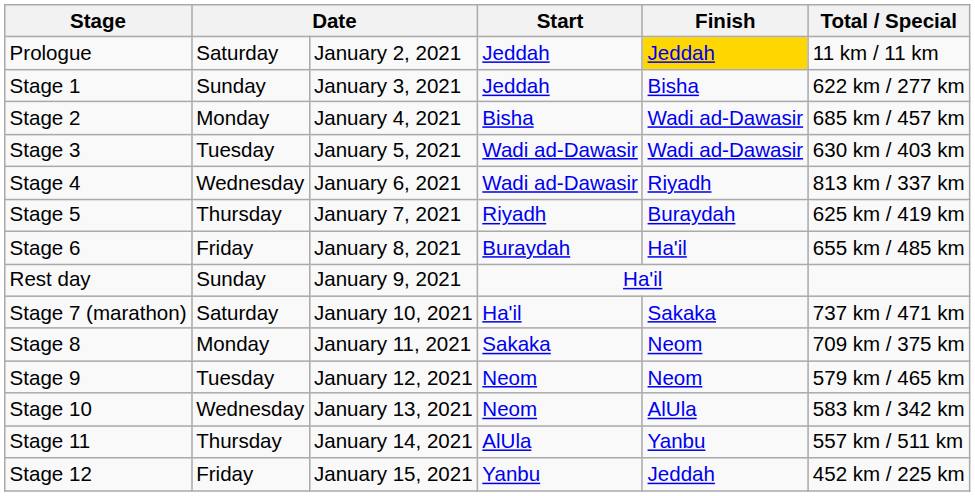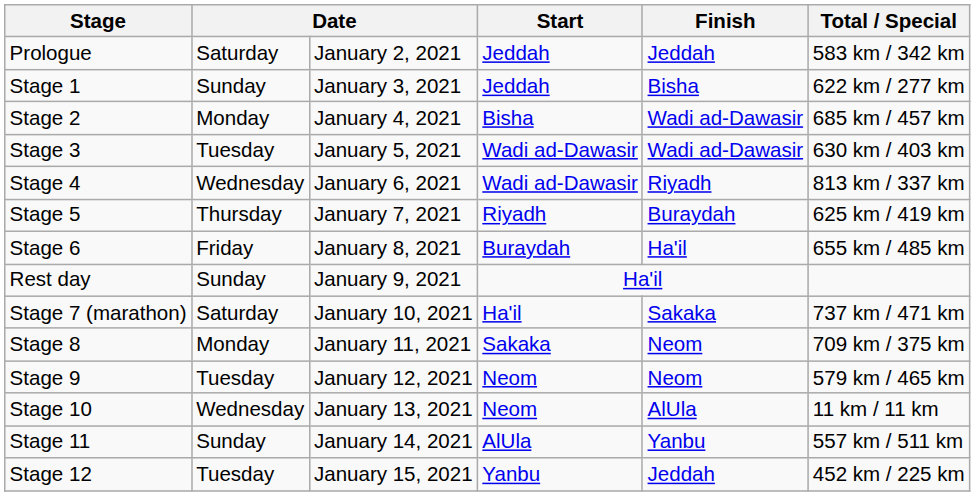(681, 53) gold background -> (681, 53) no background
(876, 53) 11 km / 11 km -> (889, 53) 583 km / 342 km
(889, 409) 583 km / 342 km -> (876, 409) 11 km / 11 km
(239, 441) Thursday -> (231, 441) Sunday
(225, 474) Friday -> (235, 474) Tuesday
